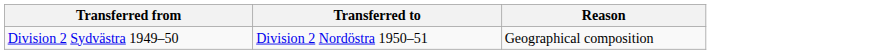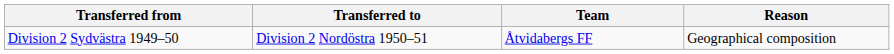+ column: (593, 15)
